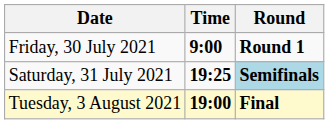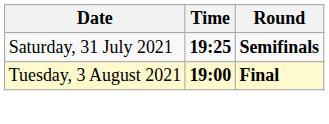- row: (82, 47)
(279, 75) lightblue background -> (279, 47) no background
